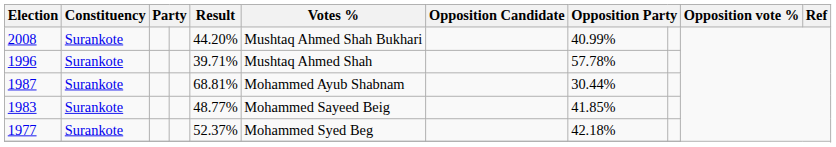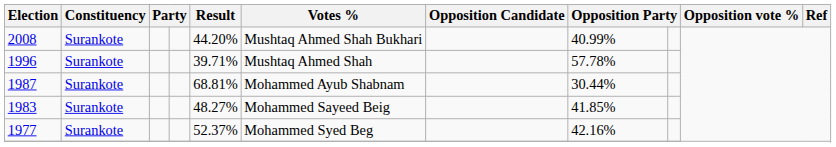(215, 107) 48.77% -> (215, 107) 48.27%
(593, 130) 42.18% -> (593, 130) 42.16%
